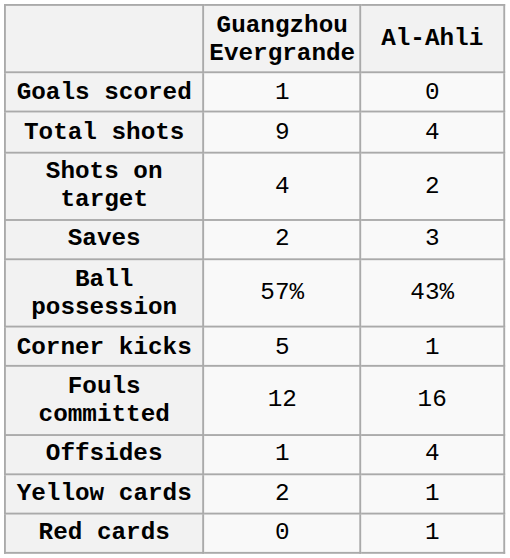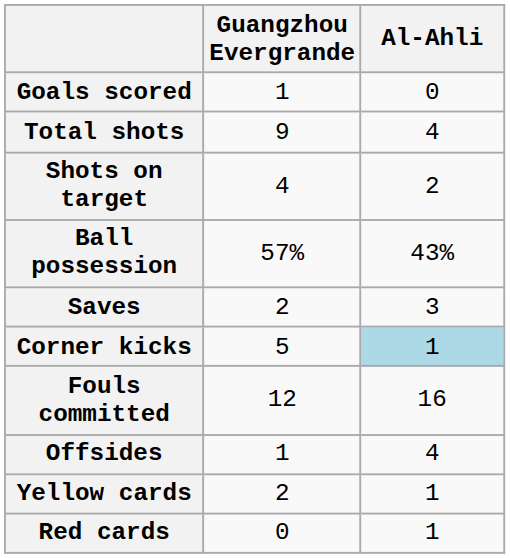rows swapped: (104, 239) <-> (104, 293)
(432, 347) no background -> (432, 347) lightblue background
